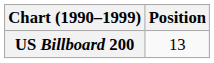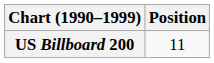(177, 44) 13 -> (177, 44) 11
